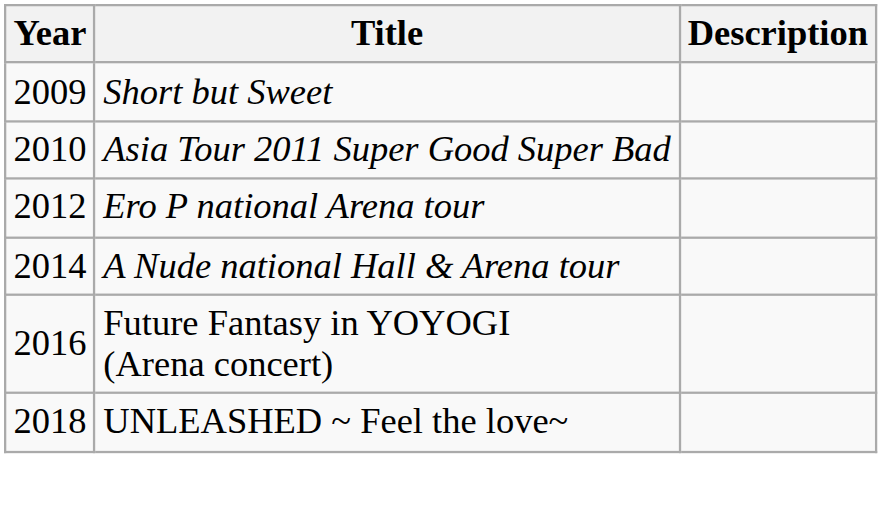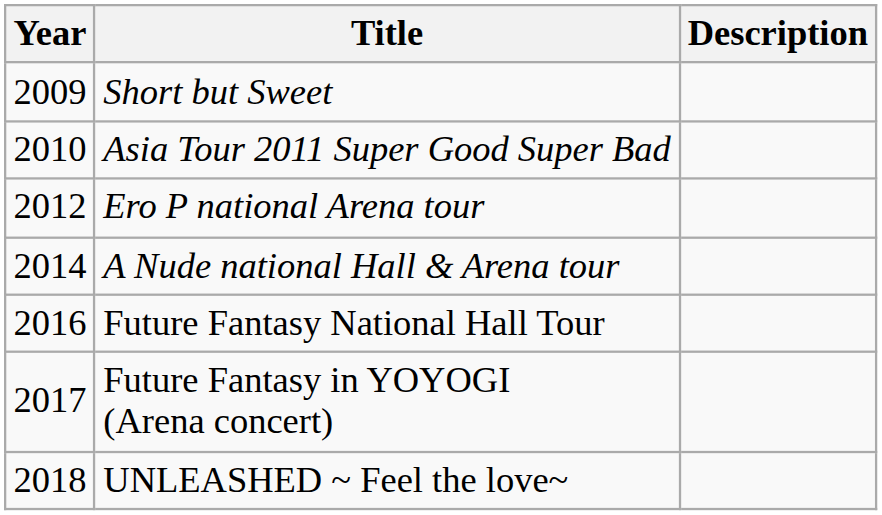+ row: (354, 322)
(50, 343) 2016 -> (50, 401) 2017
